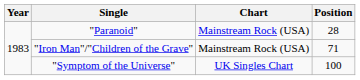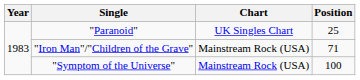(254, 30) Mainstream Rock (USA) -> (254, 30) UK Singles Chart
(333, 30) 28 -> (333, 30) 25
(254, 65) UK Singles Chart -> (254, 65) Mainstream Rock (USA)
